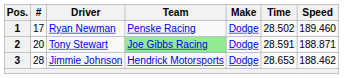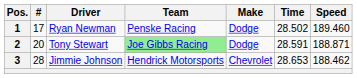(244, 61) Dodge -> (250, 61) Chevrolet
